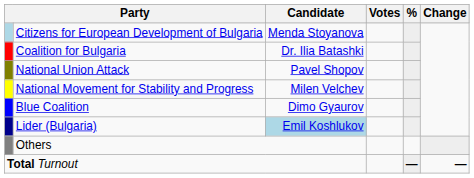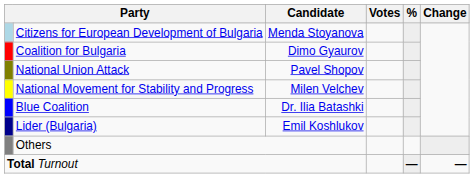(322, 51) Dr. Ilia Batashki -> (326, 51) Dimo Gyaurov
(326, 107) Dimo Gyaurov -> (322, 107) Dr. Ilia Batashki
(323, 126) lightblue background -> (323, 126) no background
